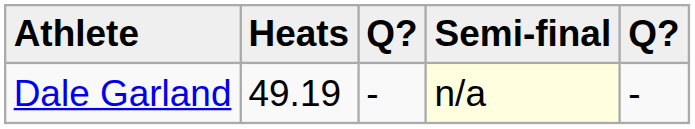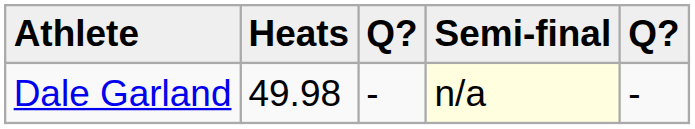(295, 92) 49.19 -> (295, 92) 49.98
